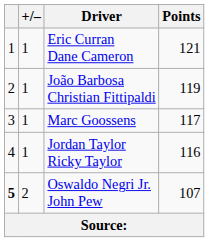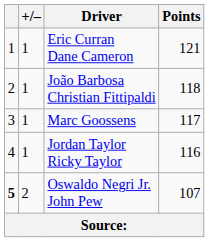(190, 88) 119 -> (190, 88) 118
